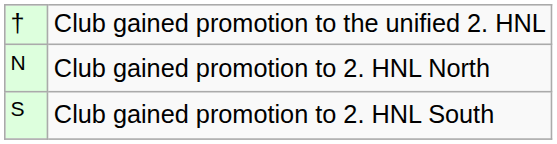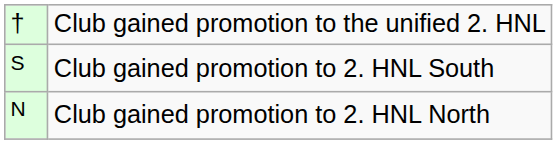rows swapped: (272, 68) <-> (274, 114)
